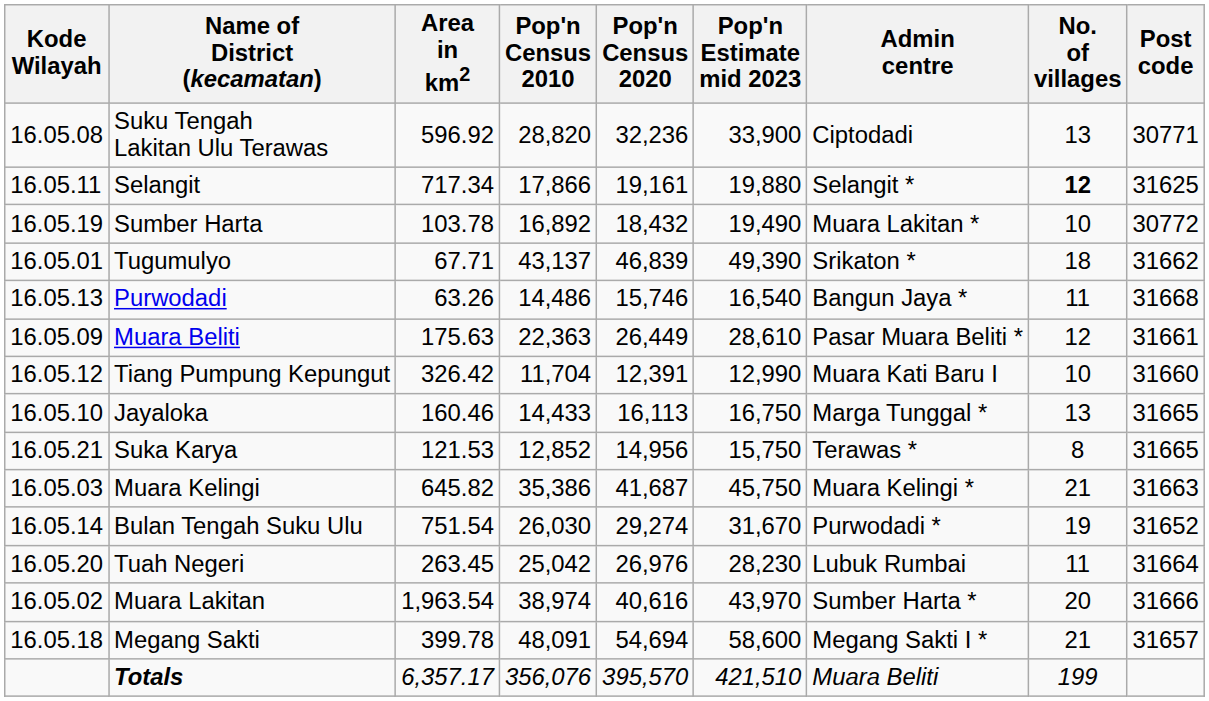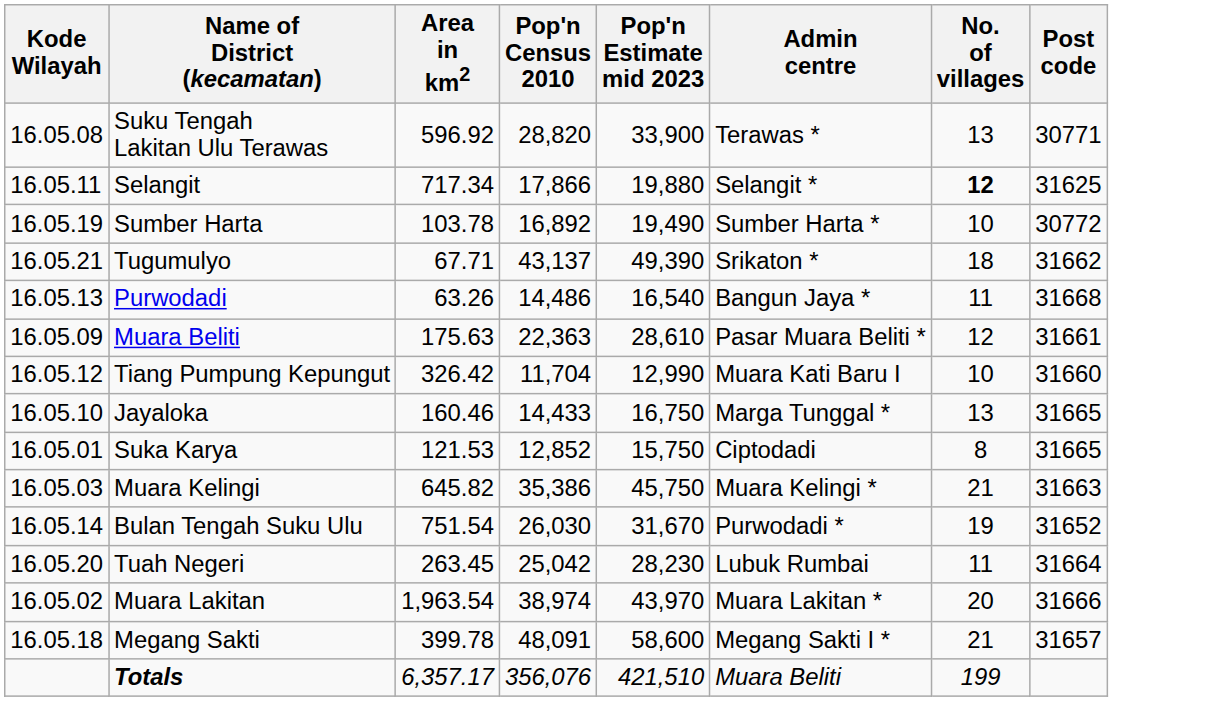- column: (645, 53)
(863, 134) Ciptodadi -> (767, 134) Terawas *
(896, 223) Muara Lakitan * -> (797, 223) Sumber Harta *
(57, 261) 16.05.01 -> (57, 261) 16.05.21
(57, 450) 16.05.21 -> (57, 450) 16.05.01
(865, 450) Terawas * -> (766, 450) Ciptodadi
(894, 601) Sumber Harta * -> (799, 601) Muara Lakitan *
